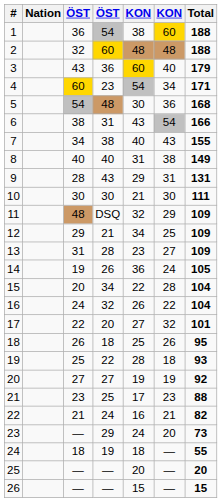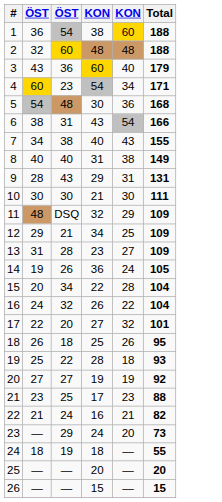- column: (43, 13)
